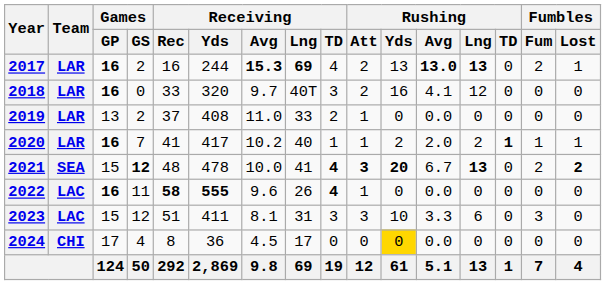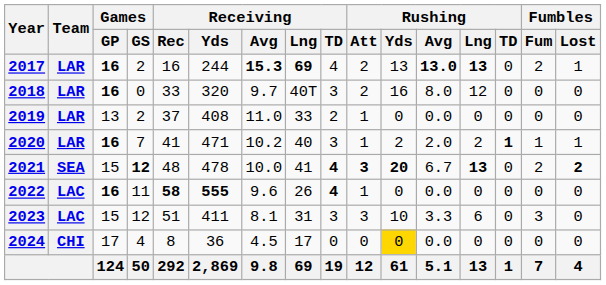(438, 92) 4.1 -> (438, 92) 8.0
(215, 142) 417 -> (215, 142) 471
(334, 142) 1 -> (334, 142) 3
